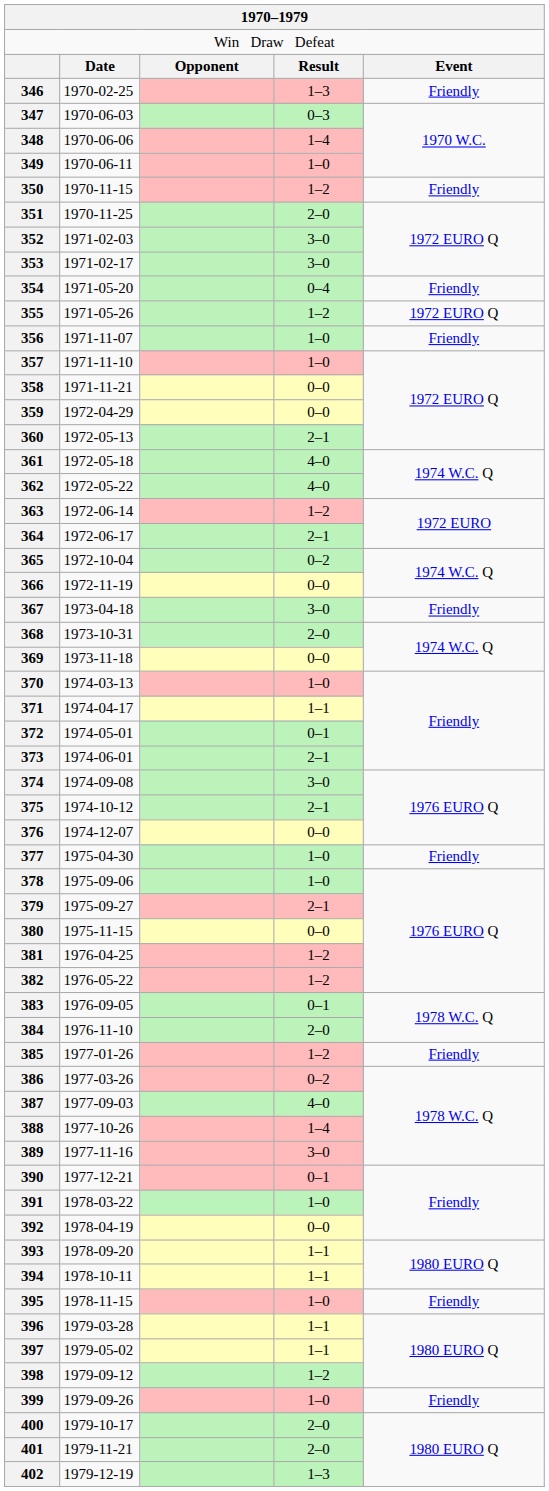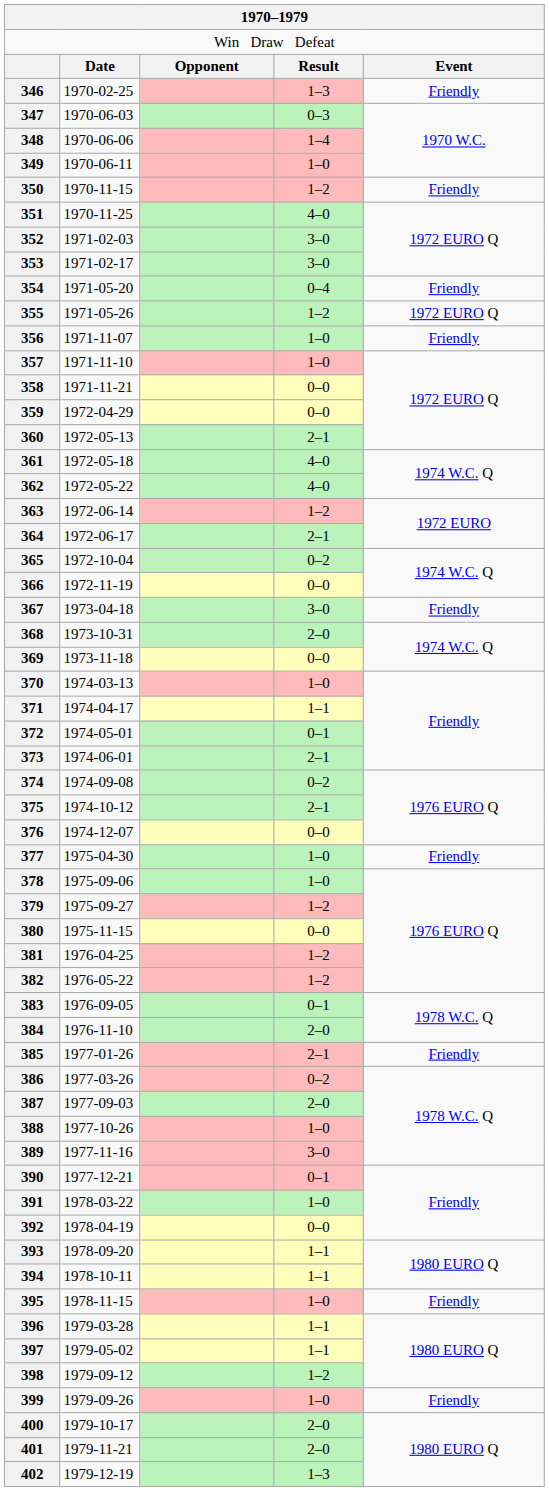(319, 214) 2–0 -> (319, 214) 4–0
(319, 782) 3–0 -> (319, 782) 0–2
(319, 906) 2–1 -> (319, 906) 1–2
(319, 1054) 1–2 -> (319, 1054) 2–1
(319, 1104) 4–0 -> (319, 1104) 2–0
(319, 1128) 1–4 -> (319, 1128) 1–0
